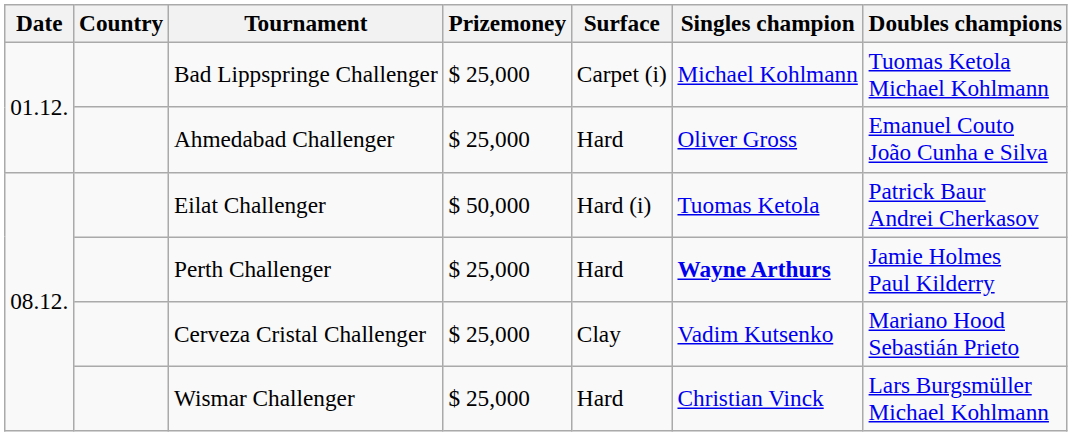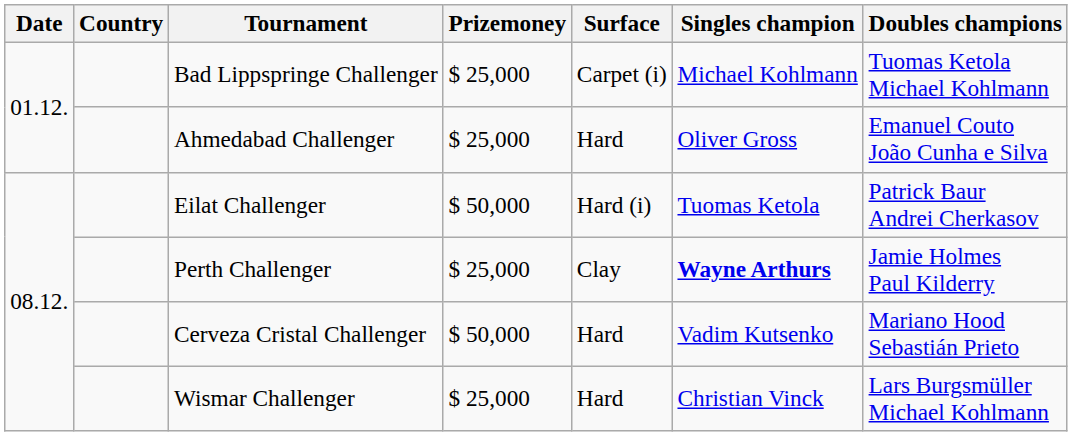(600, 268) Hard -> (599, 268) Clay
(489, 333) $ 25,000 -> (489, 333) $ 50,000
(599, 333) Clay -> (600, 333) Hard
